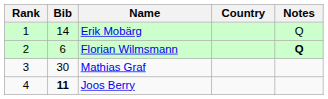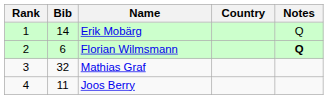(63, 67) 30 -> (63, 67) 32
(63, 85) bold -> (63, 85) normal
